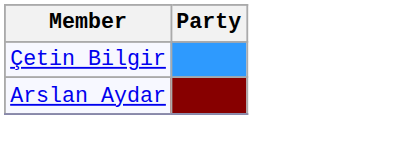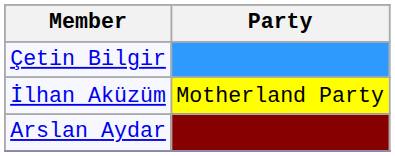+ row: (88, 96)
